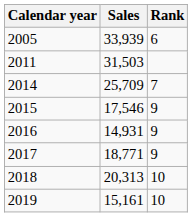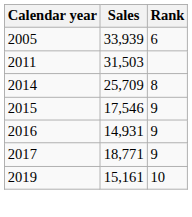(154, 85) 7 -> (154, 85) 8
- row: (22, 177)
